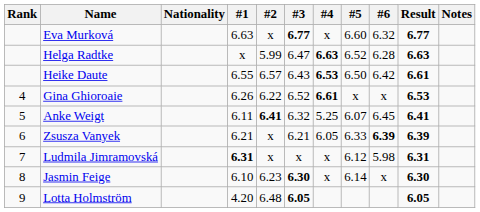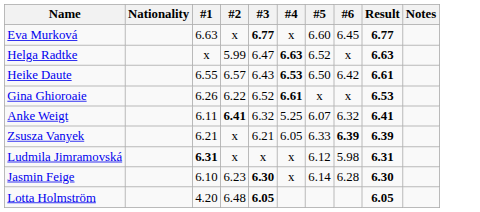- column: (22, 14)
(384, 34) 6.32 -> (348, 34) 6.45
(384, 55) 6.28 -> (348, 55) x
(384, 116) 6.45 -> (348, 116) 6.32
(384, 177) x -> (348, 177) 6.28
